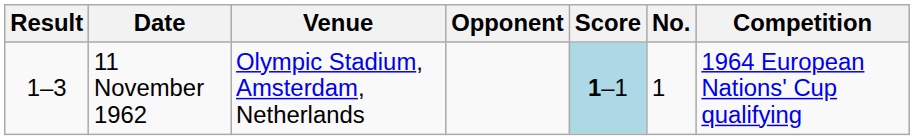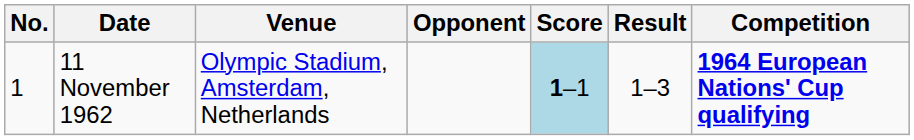columns swapped: (671, 23) <-> (47, 23)
(783, 88) normal -> (782, 88) bold
